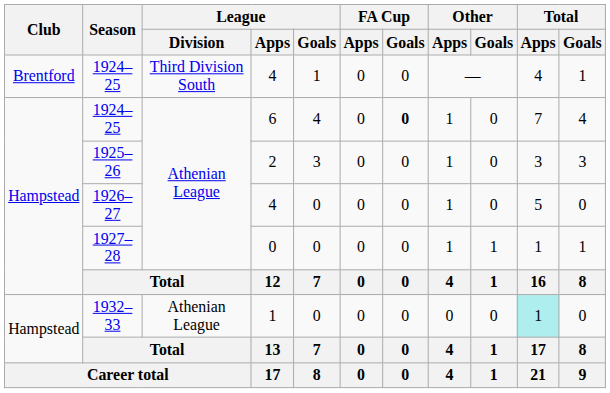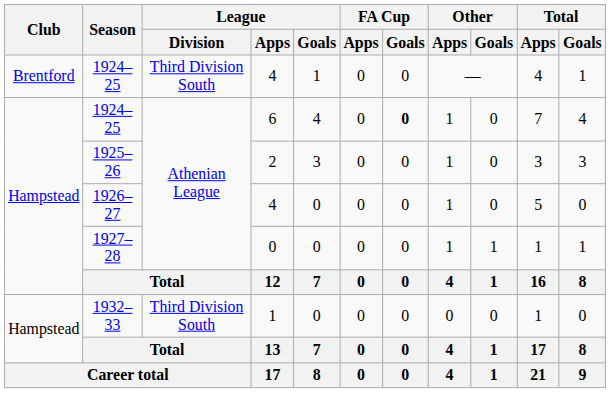(197, 316) Athenian League -> (197, 316) Third Division South
(538, 316) paleturquoise background -> (538, 316) no background
